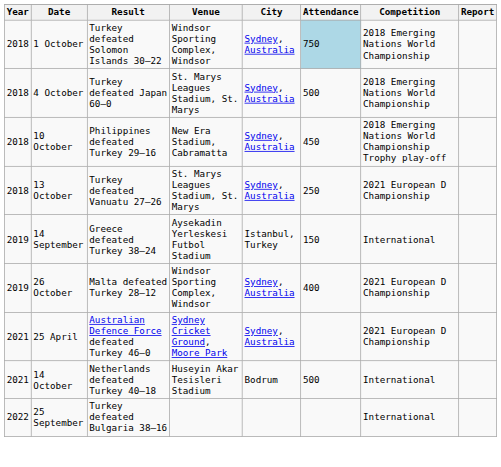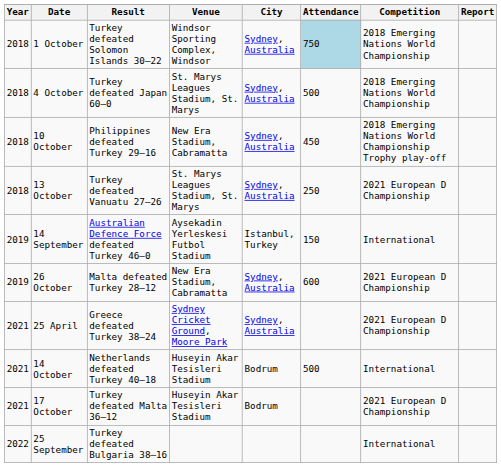(123, 239) Greece defeated Turkey 38–24 -> (125, 239) Australian Defence Force defeated Turkey 46–0
(194, 288) Windsor Sporting Complex, Windsor -> (199, 282) New Era Stadium, Cabramatta
(311, 288) 400 -> (311, 282) 600
(125, 336) Australian Defence Force defeated Turkey 46–0 -> (123, 325) Greece defeated Turkey 38–24
+ row: (53, 406)
